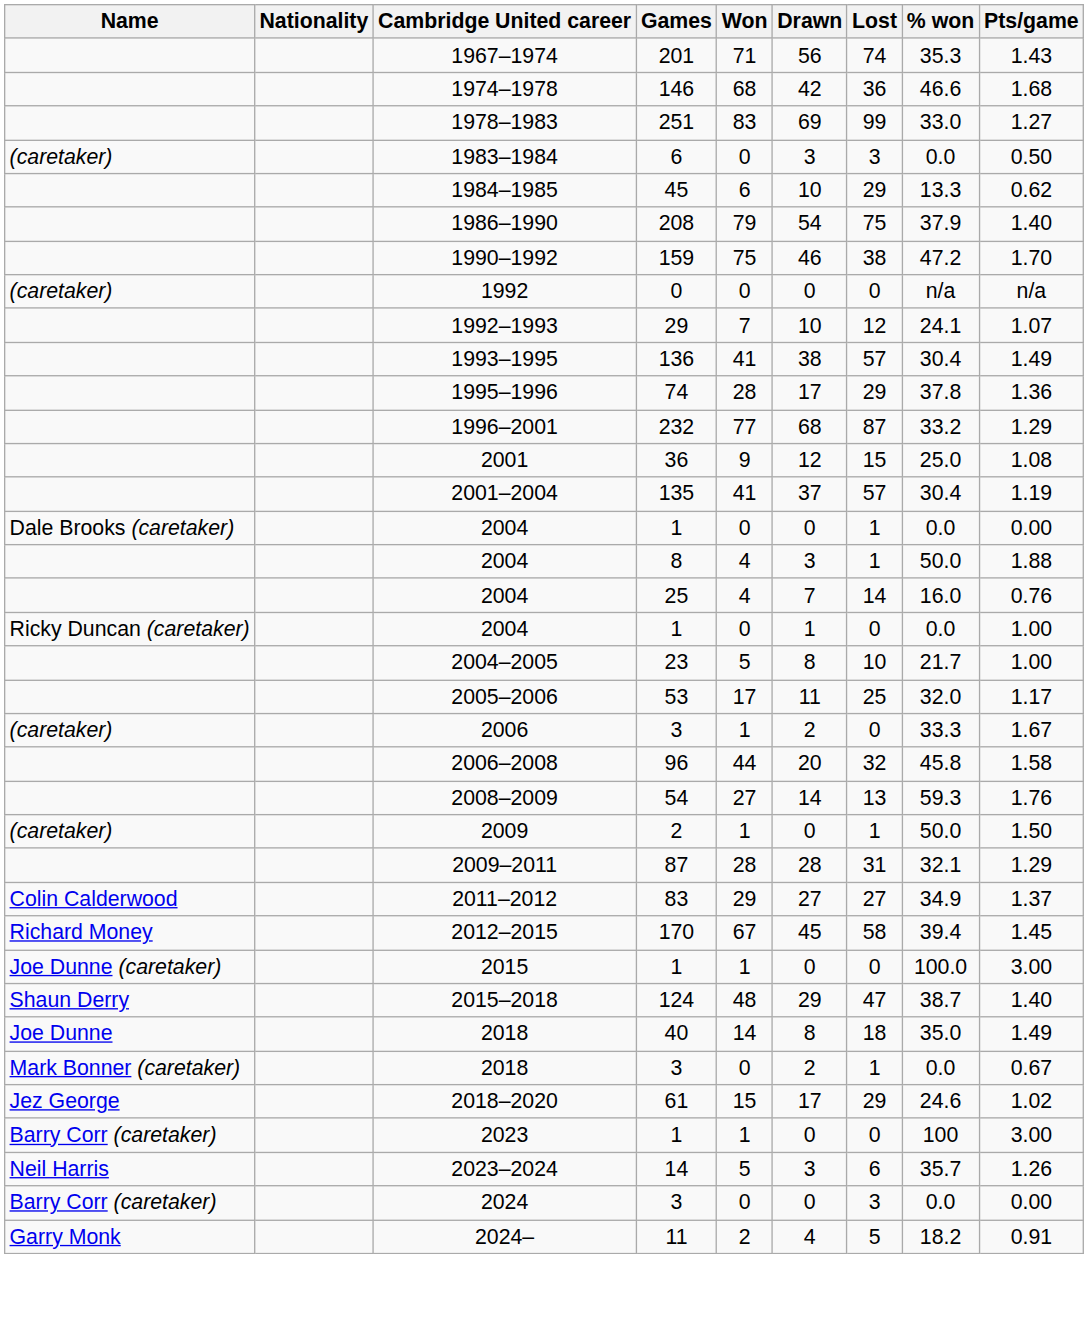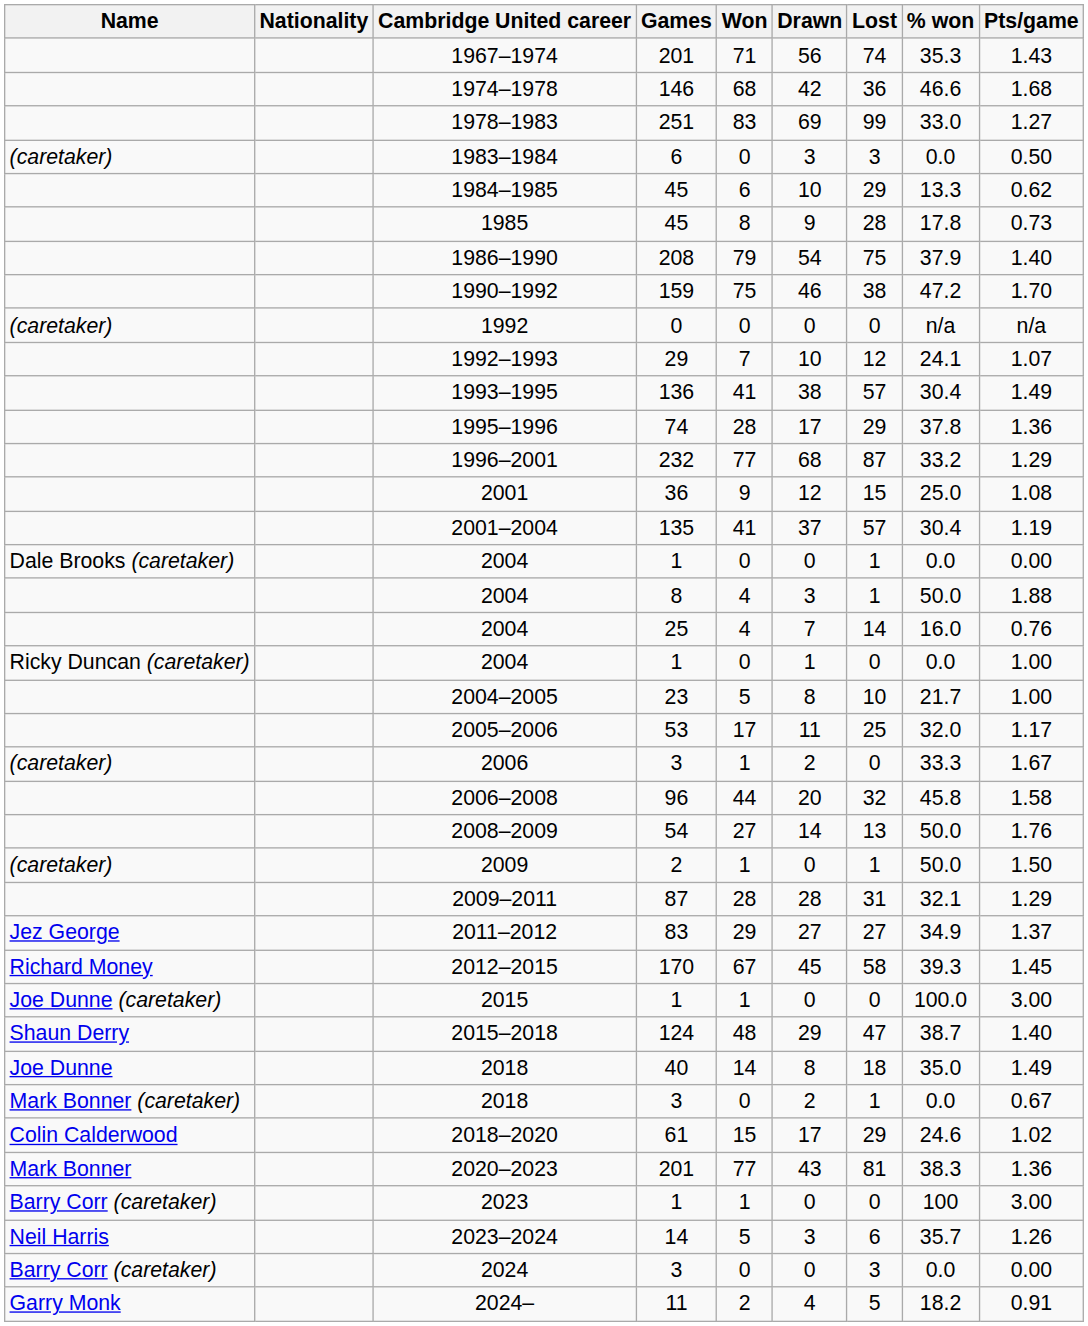+ row: (505, 223)
(941, 797) 59.3 -> (941, 831) 50.0
(94, 898) Colin Calderwood -> (65, 932) Jez George
(941, 932) 39.4 -> (941, 966) 39.3
(65, 1101) Jez George -> (94, 1135) Colin Calderwood
+ row: (505, 1168)
